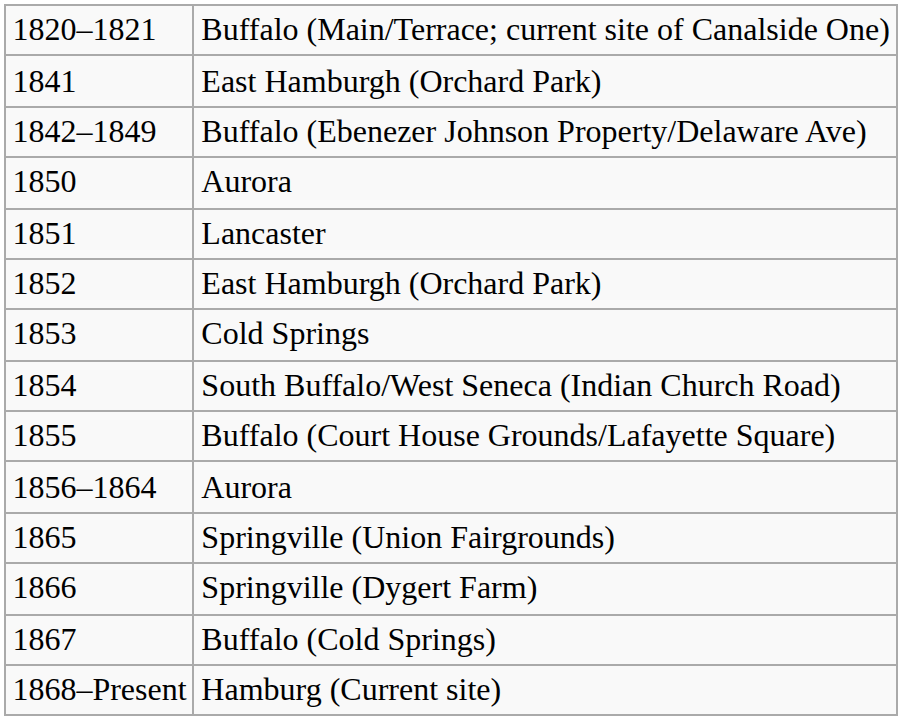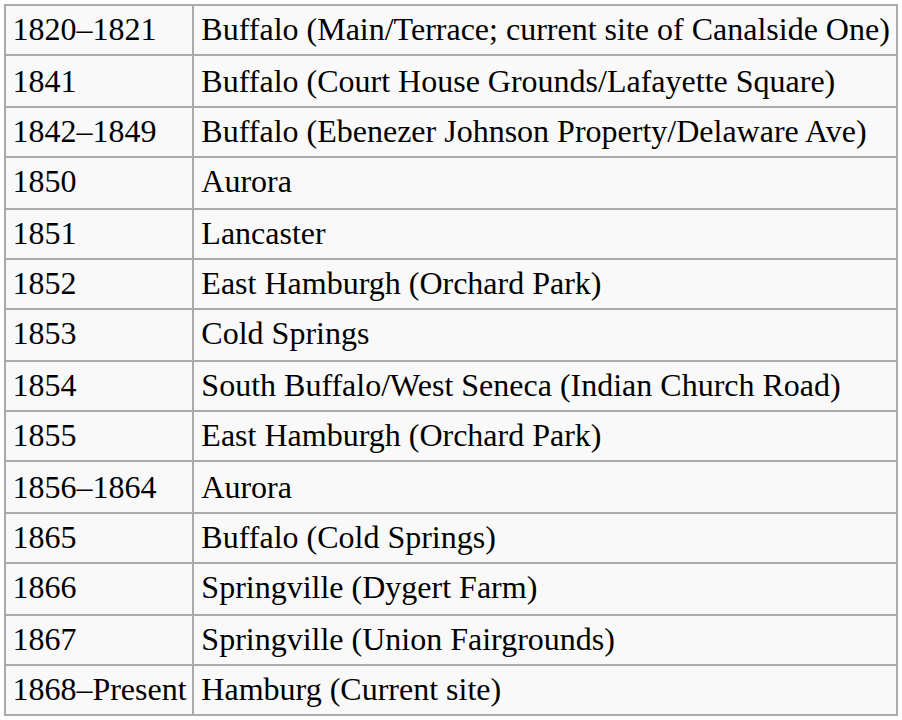(401, 80) East Hamburgh (Orchard Park) -> (518, 80) Buffalo (Court House Grounds/Lafayette Square)
(518, 435) Buffalo (Court House Grounds/Lafayette Square) -> (401, 435) East Hamburgh (Orchard Park)
(408, 537) Springville (Union Fairgrounds) -> (349, 537) Buffalo (Cold Springs)
(349, 638) Buffalo (Cold Springs) -> (408, 638) Springville (Union Fairgrounds)
